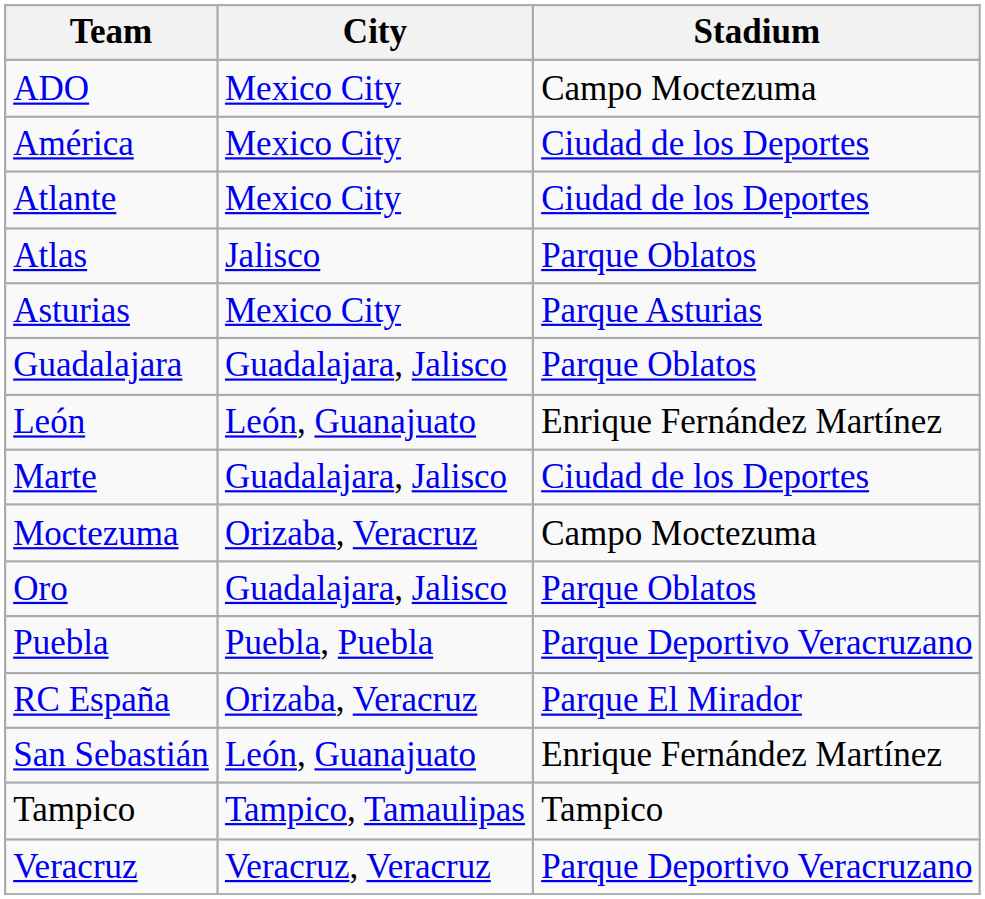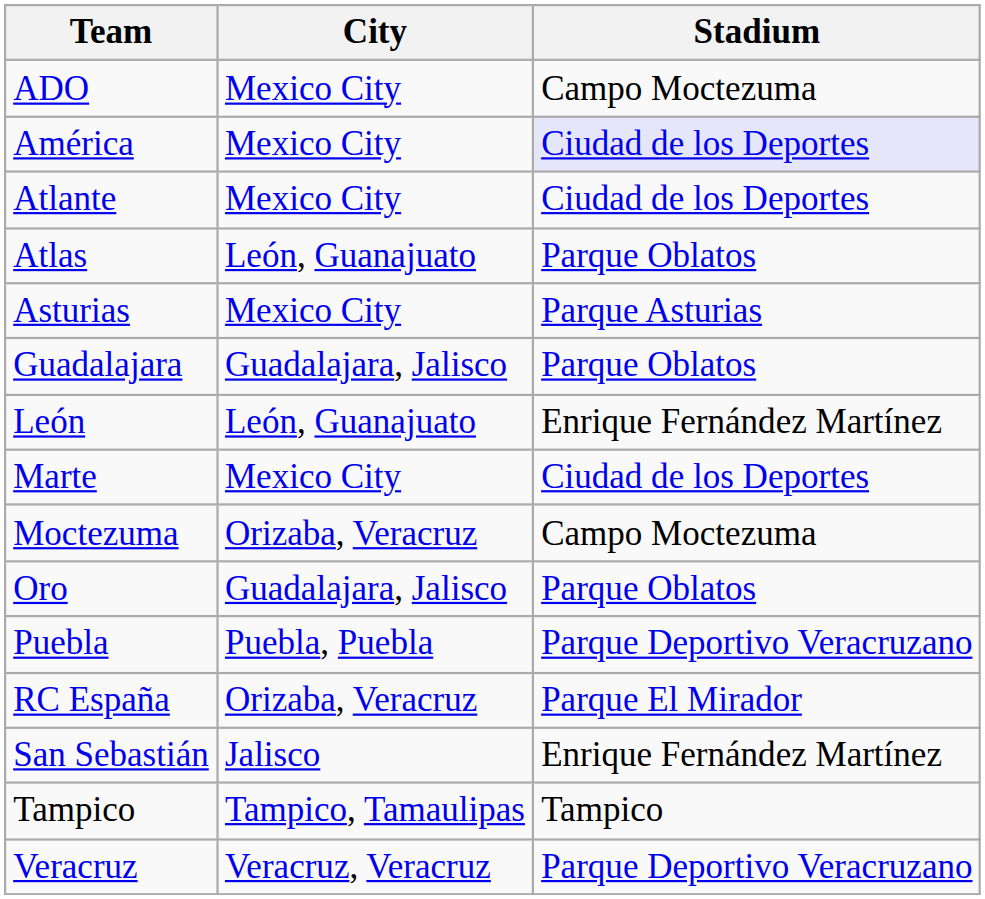(705, 143) no background -> (705, 143) lavender background
(273, 254) Jalisco -> (350, 254) León, Guanajuato
(366, 476) Guadalajara, Jalisco -> (313, 476) Mexico City
(350, 754) León, Guanajuato -> (273, 754) Jalisco
